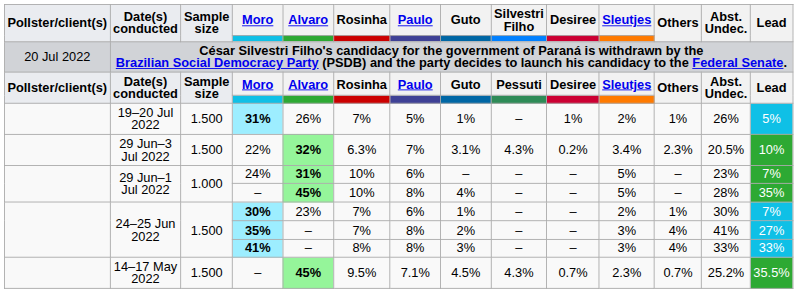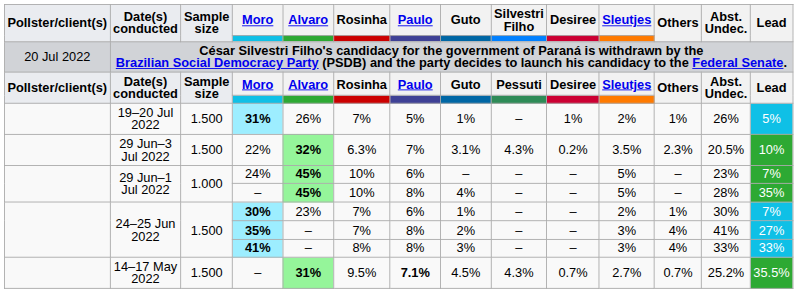(627, 150) 3.4% -> (627, 150) 3.5%
(308, 175) 31% -> (308, 175) 45%
(308, 273) 45% -> (308, 273) 31%
(415, 273) normal -> (415, 273) bold
(627, 273) 2.3% -> (627, 273) 2.7%
